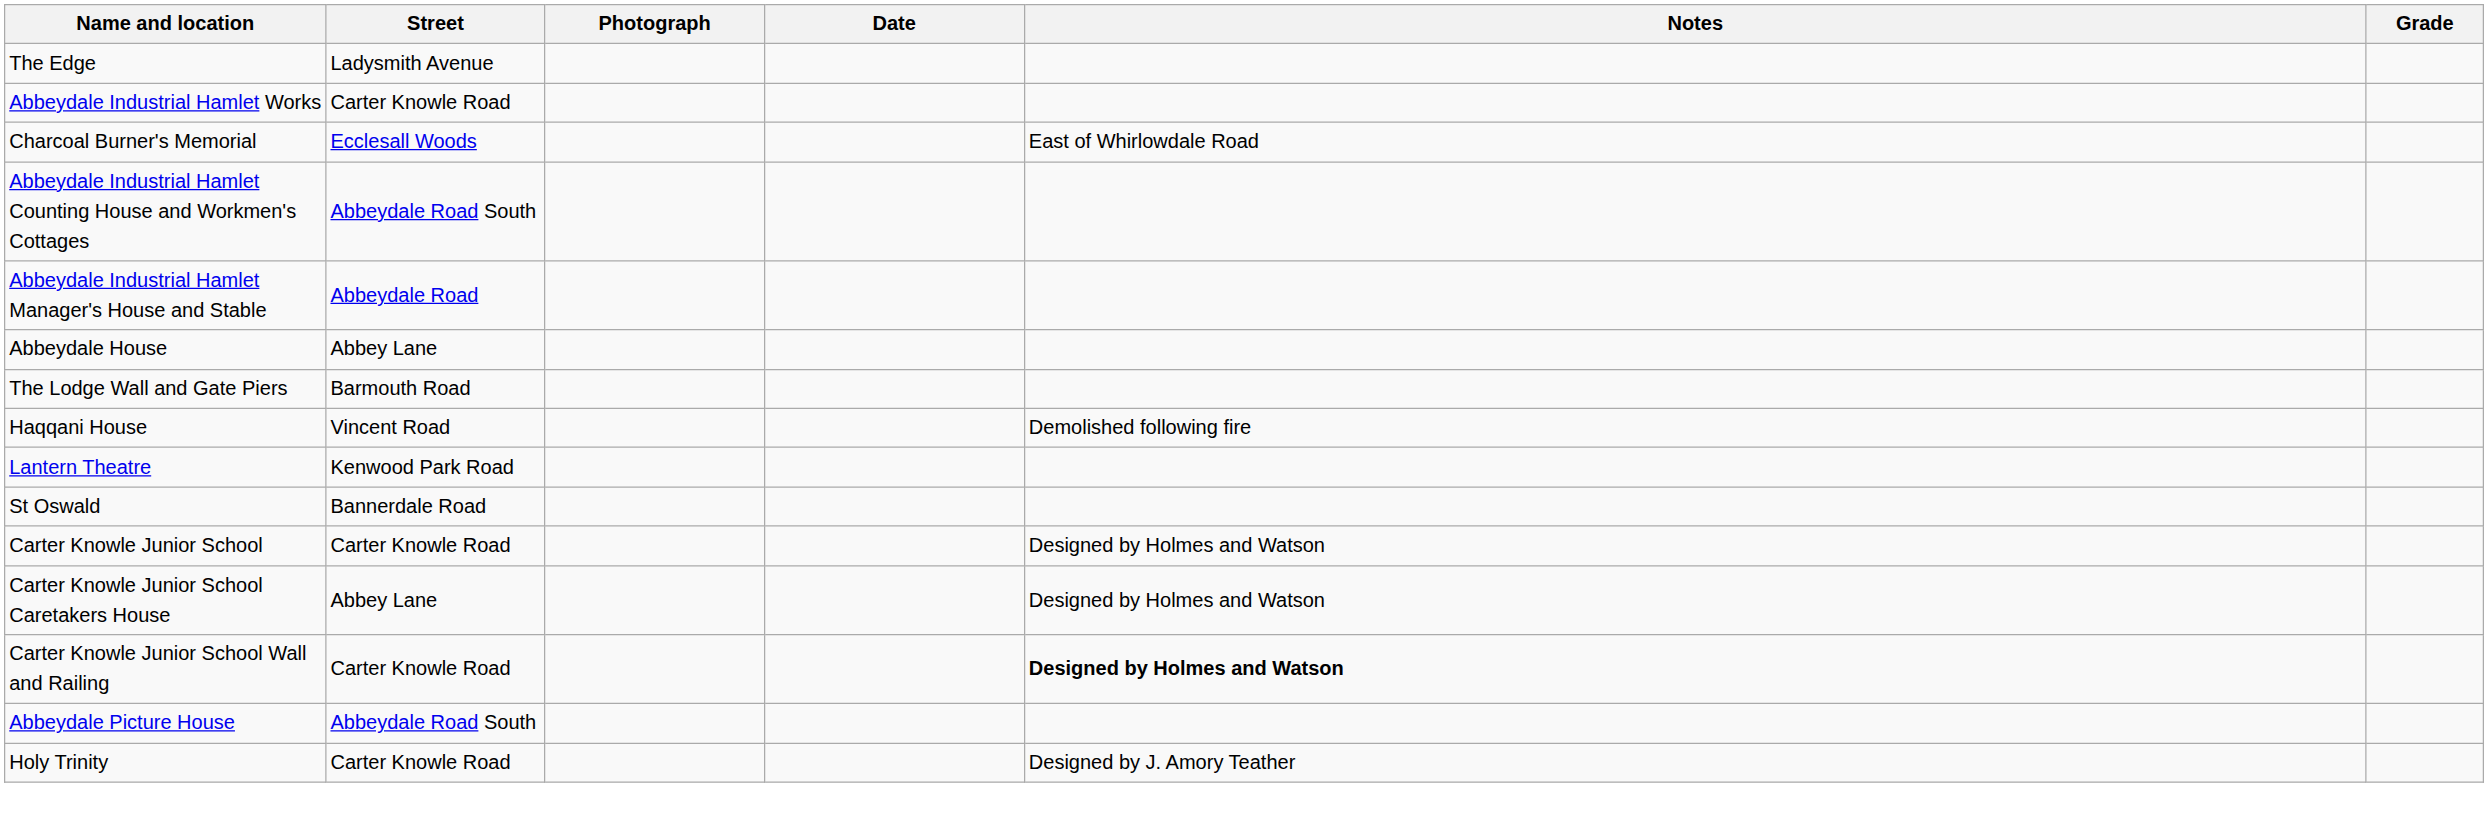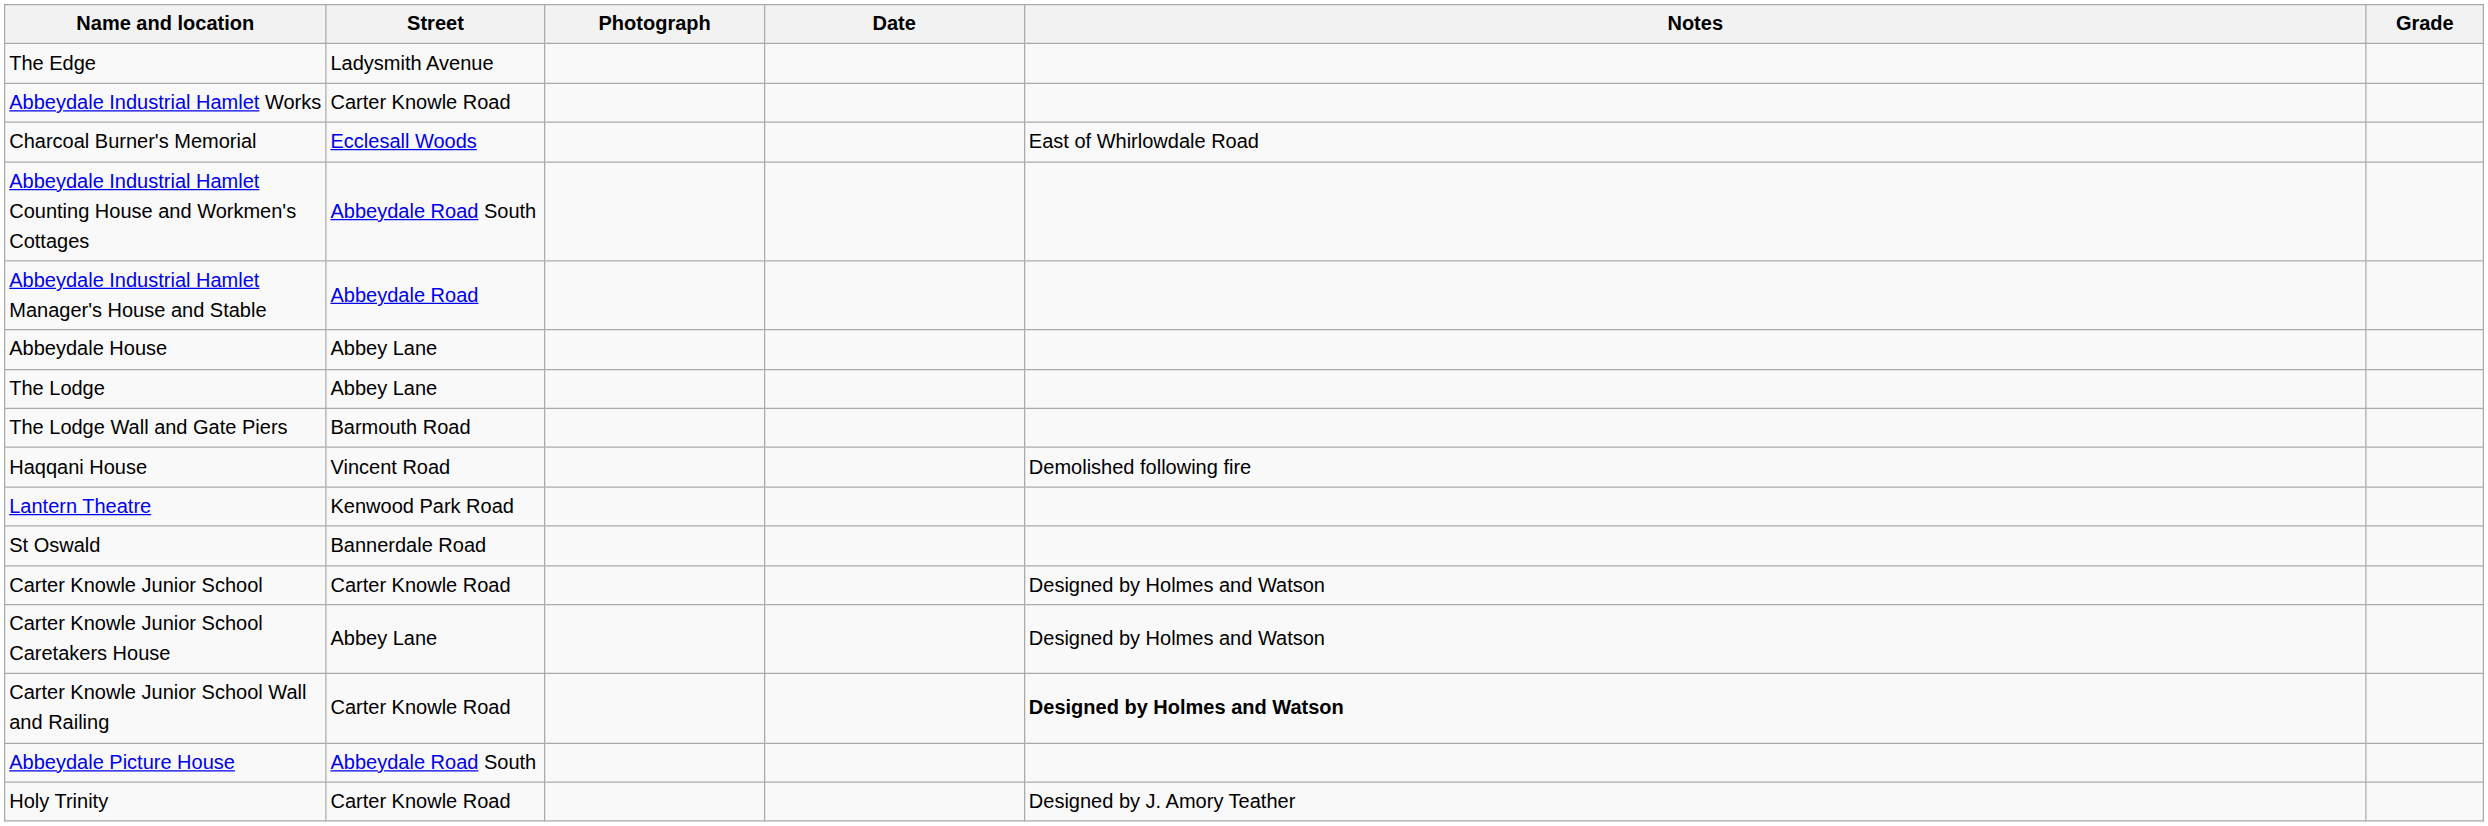+ row: (57, 388)
